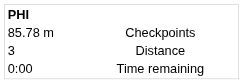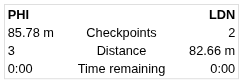+ column: (222, 15)
